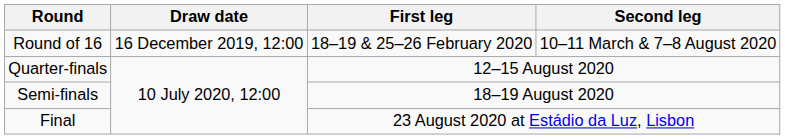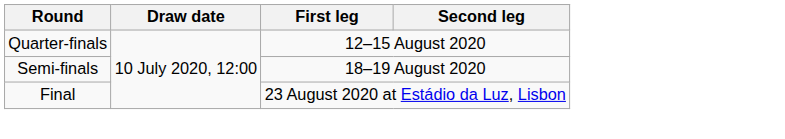- row: (58, 43)
